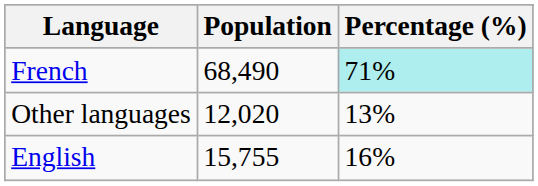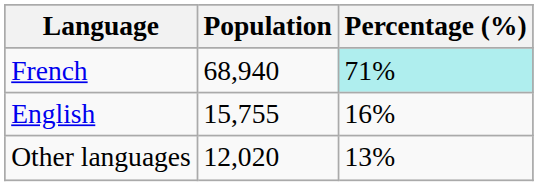(241, 69) 68,490 -> (241, 69) 68,940
rows swapped: (53, 157) <-> (101, 113)
